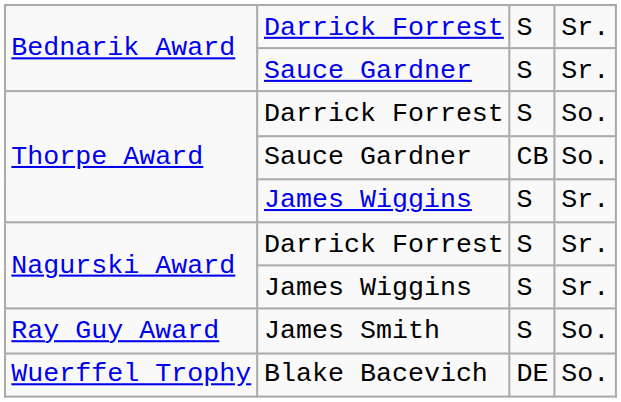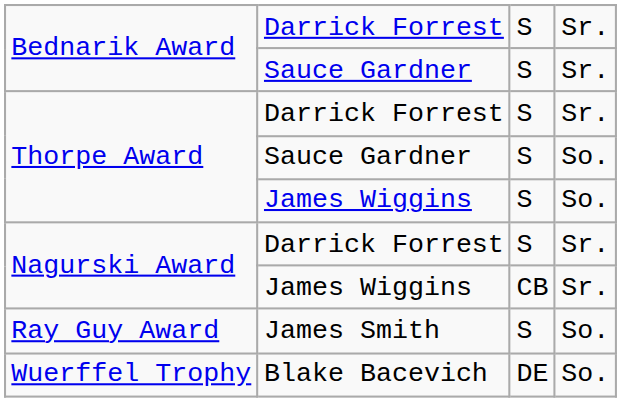(585, 114) So. -> (585, 114) Sr.
(533, 157) CB -> (525, 157) S
(585, 200) Sr. -> (585, 200) So.
(525, 287) S -> (533, 287) CB
